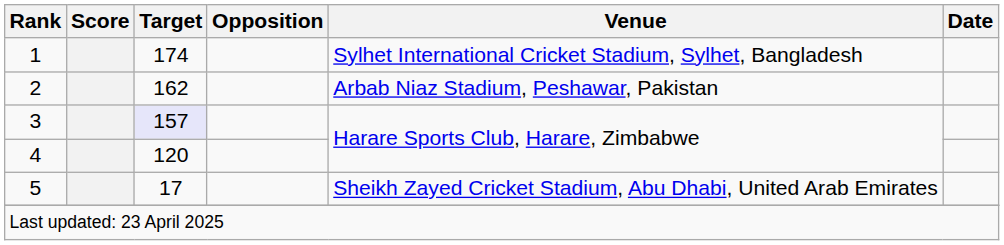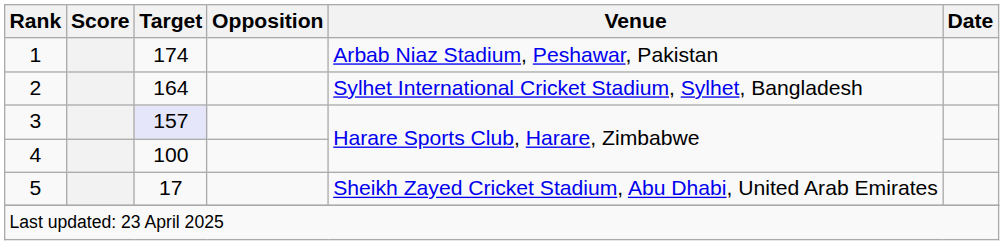(598, 54) Sylhet International Cricket Stadium, Sylhet, Bangladesh -> (526, 54) Arbab Niaz Stadium, Peshawar, Pakistan
(171, 88) 162 -> (171, 88) 164
(526, 88) Arbab Niaz Stadium, Peshawar, Pakistan -> (598, 88) Sylhet International Cricket Stadium, Sylhet, Bangladesh
(171, 155) 120 -> (171, 155) 100
